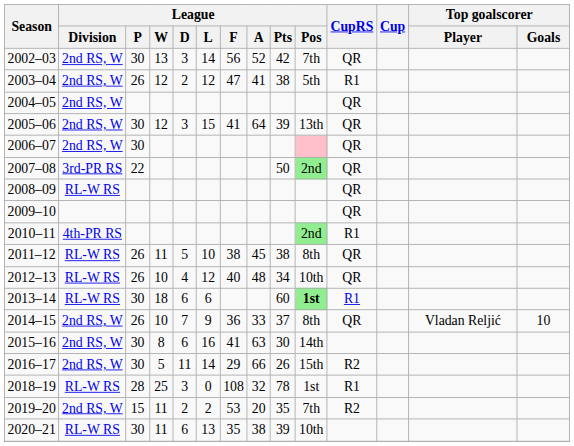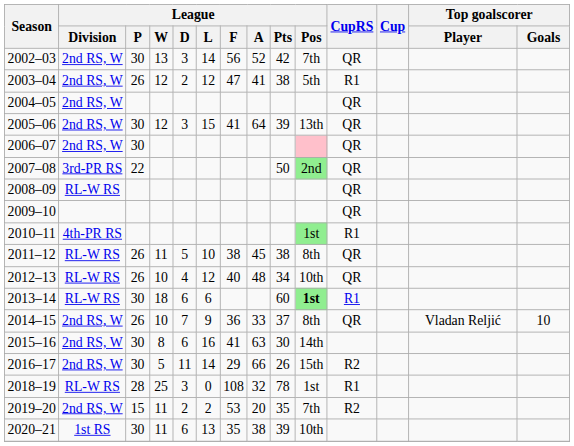(311, 233) 2nd -> (311, 233) 1st
(92, 430) RL-W RS -> (92, 430) 1st RS
